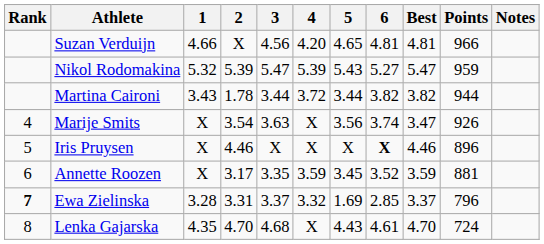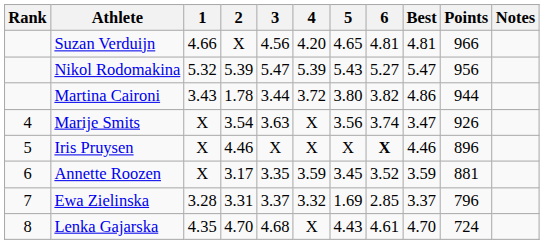(466, 69) 959 -> (466, 69) 956
(348, 95) 3.44 -> (348, 95) 3.80
(422, 95) 3.82 -> (422, 95) 4.86
(28, 200) bold -> (28, 200) normal
